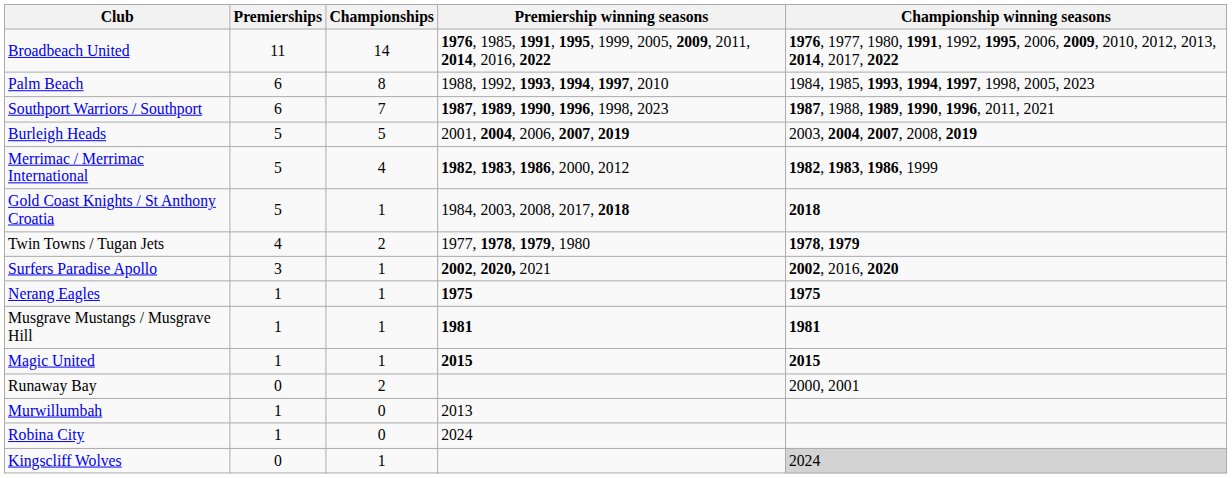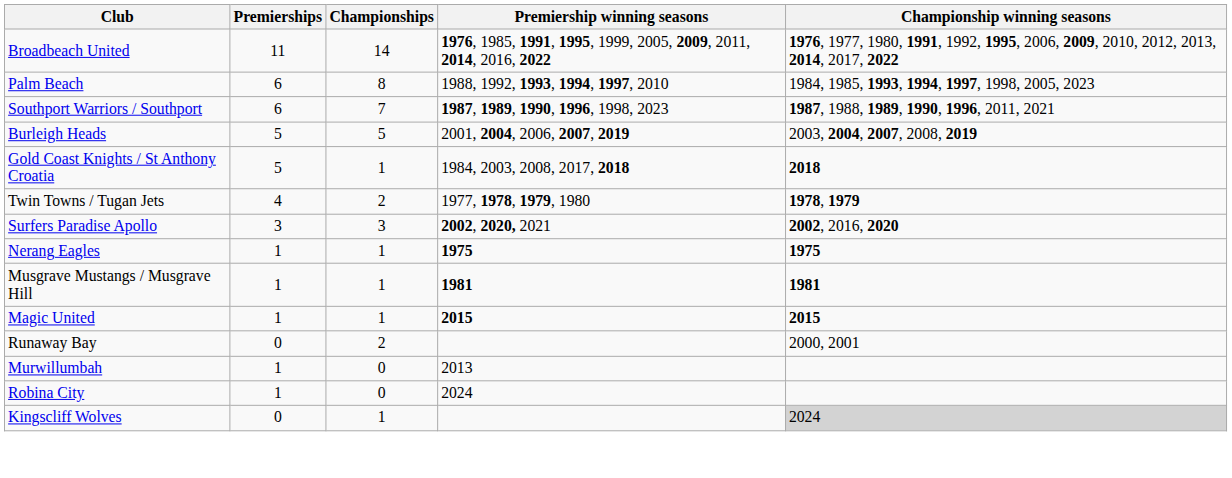- row: (76, 167)
(382, 268) 1 -> (382, 226) 3
